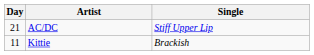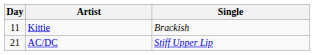rows swapped: (39, 43) <-> (43, 27)
